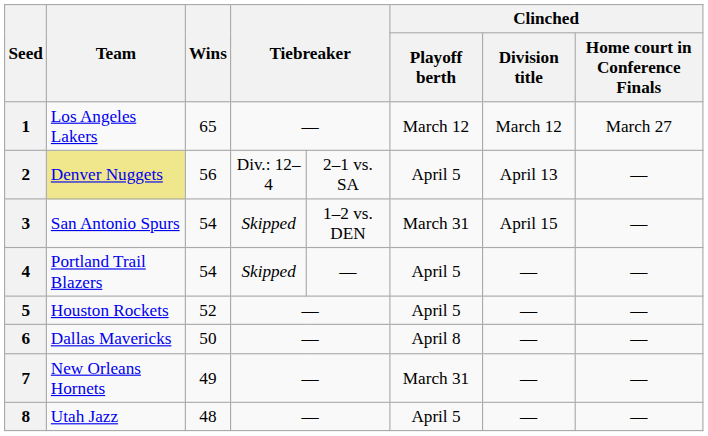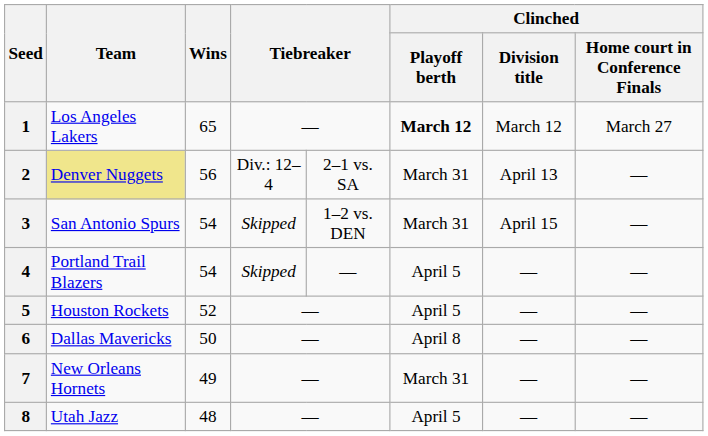(436, 126) normal -> (436, 126) bold
(436, 174) April 5 -> (436, 174) March 31
